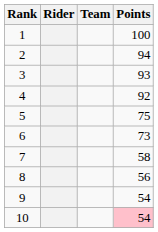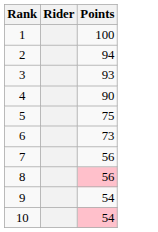- column: (95, 14)
(144, 95) 92 -> (108, 95) 90
(144, 156) 58 -> (108, 156) 56
(144, 177) no background -> (108, 177) pink background
